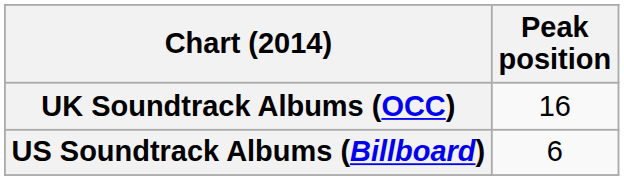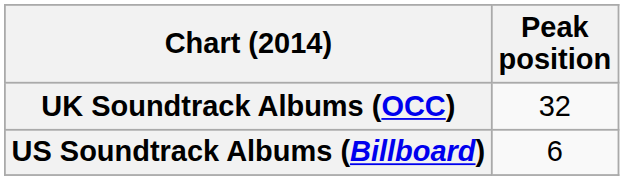(555, 105) 16 -> (555, 105) 32
